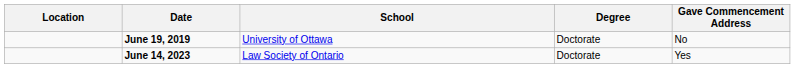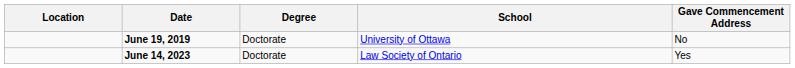columns swapped: (397, 18) <-> (613, 18)
